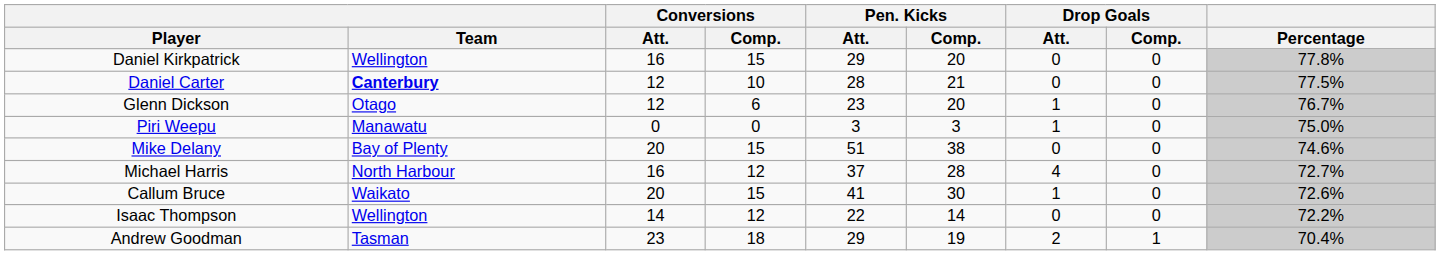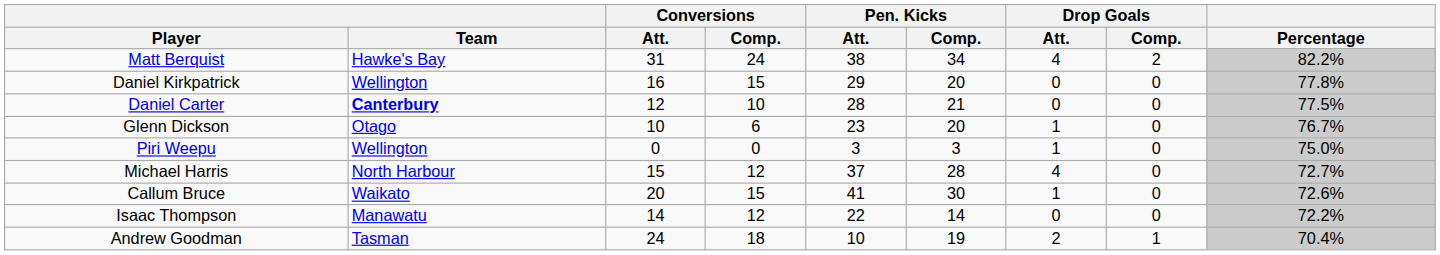+ row: (176, 60)
(656, 105) 12 -> (656, 127) 10
(389, 127) Manawatu -> (390, 149) Wellington
- row: (176, 149)
(656, 171) 16 -> (656, 171) 15
(390, 216) Wellington -> (389, 216) Manawatu
(656, 238) 23 -> (656, 238) 24
(856, 238) 29 -> (856, 238) 10
